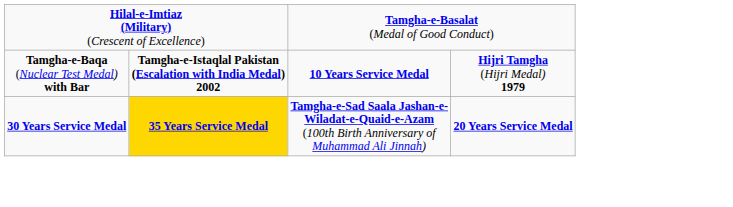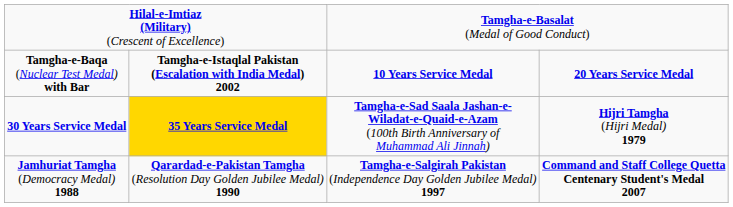(513, 73) Hijri Tamgha (Hijri Medal) 1979 -> (634, 73) 20 Years Service Medal
(513, 126) 20 Years Service Medal -> (634, 126) Hijri Tamgha (Hijri Medal) 1979
+ row: (67, 179)
